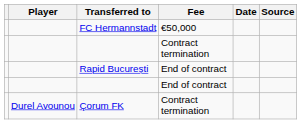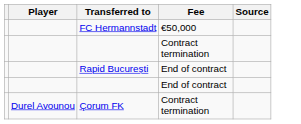- column: (246, 12)
